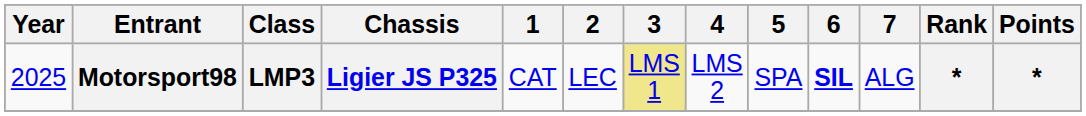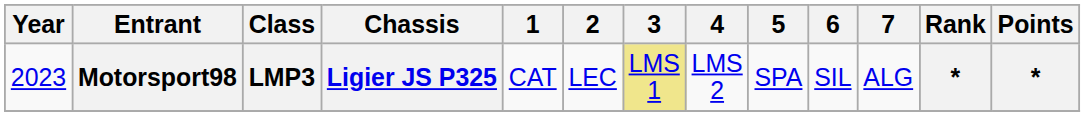(38, 77) 2025 -> (38, 77) 2023
(834, 77) bold -> (833, 77) normal
